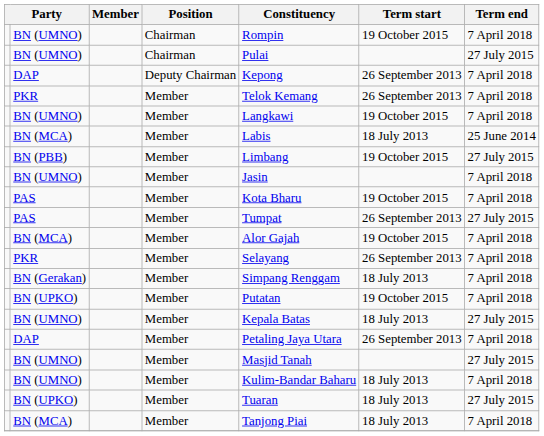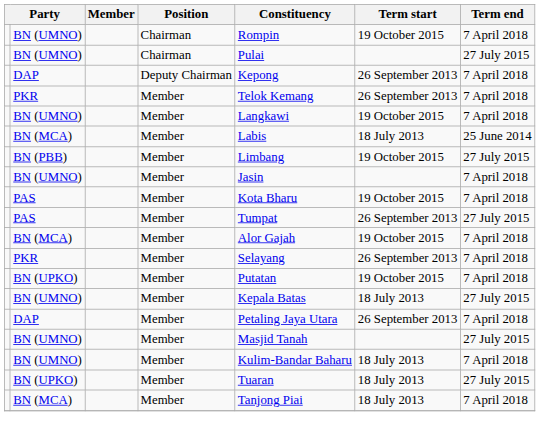- row: (50, 278)
